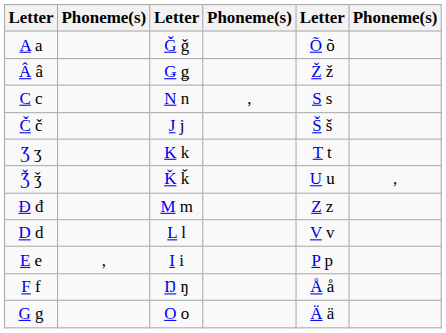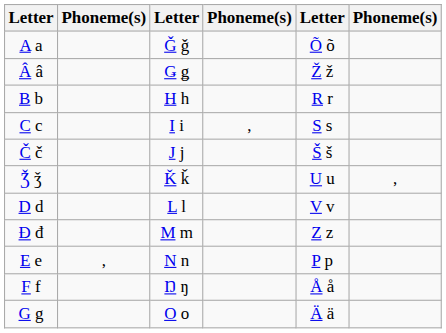+ row: (31, 98)
(177, 98) N n -> (177, 125) I i
- row: (31, 152)
rows swapped: (31, 233) <-> (31, 206)
(177, 260) I i -> (177, 260) N n
